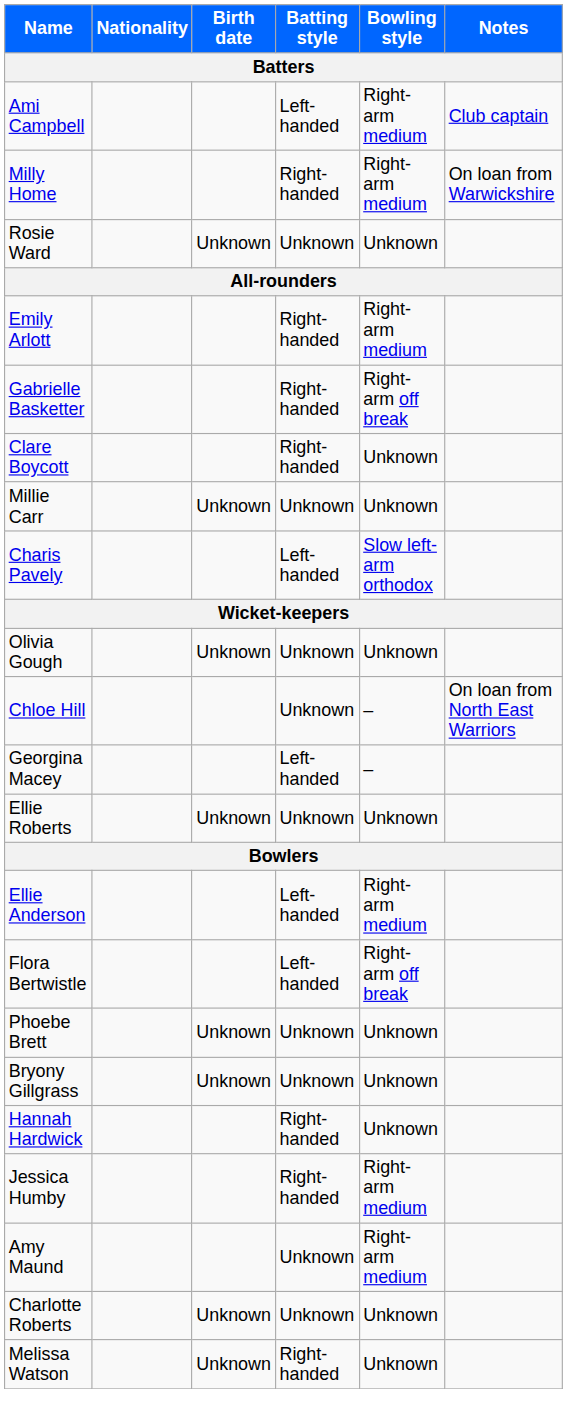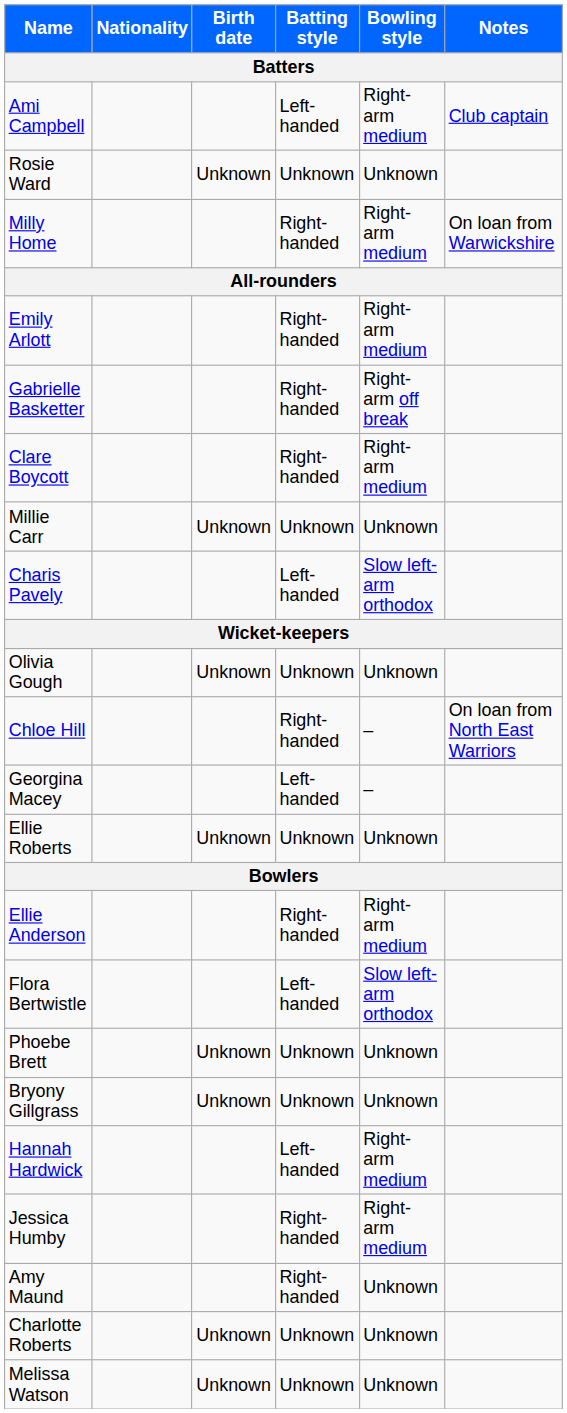rows swapped: (33, 184) <-> (32, 243)
(401, 457) Unknown -> (395, 467) Right-arm medium
(317, 710) Unknown -> (309, 730) Right-handed
(309, 905) Left-handed -> (309, 925) Right-handed
(391, 973) Right-arm off break -> (400, 993) Slow left-arm orthodox
(309, 1129) Right-handed -> (309, 1159) Left-handed
(401, 1129) Unknown -> (395, 1159) Right-arm medium
(317, 1257) Unknown -> (309, 1287) Right-handed
(395, 1257) Right-arm medium -> (401, 1287) Unknown
(309, 1364) Right-handed -> (317, 1384) Unknown
